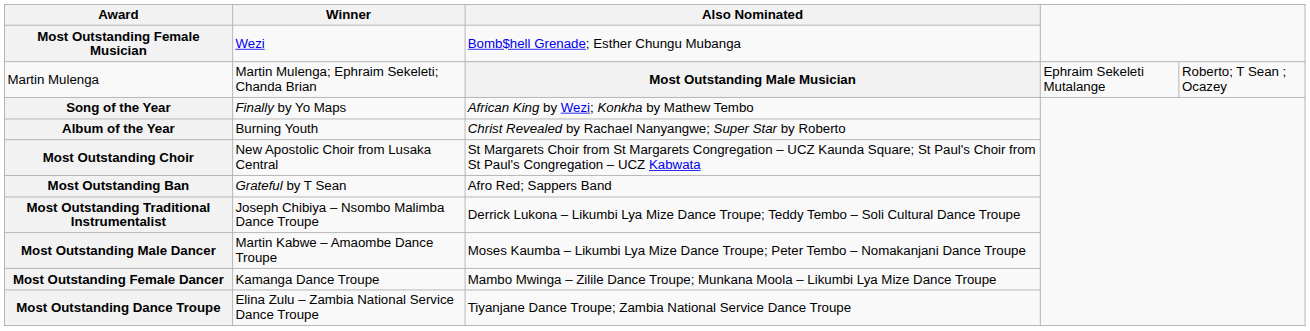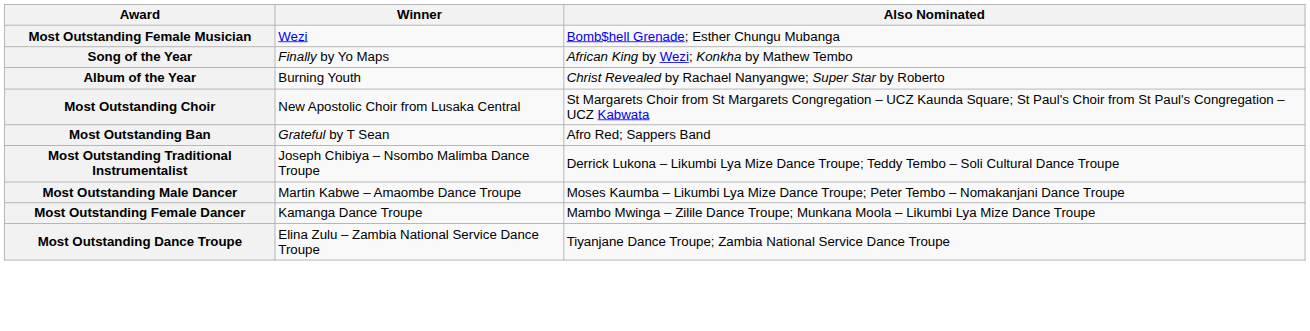- row: (53, 79)
